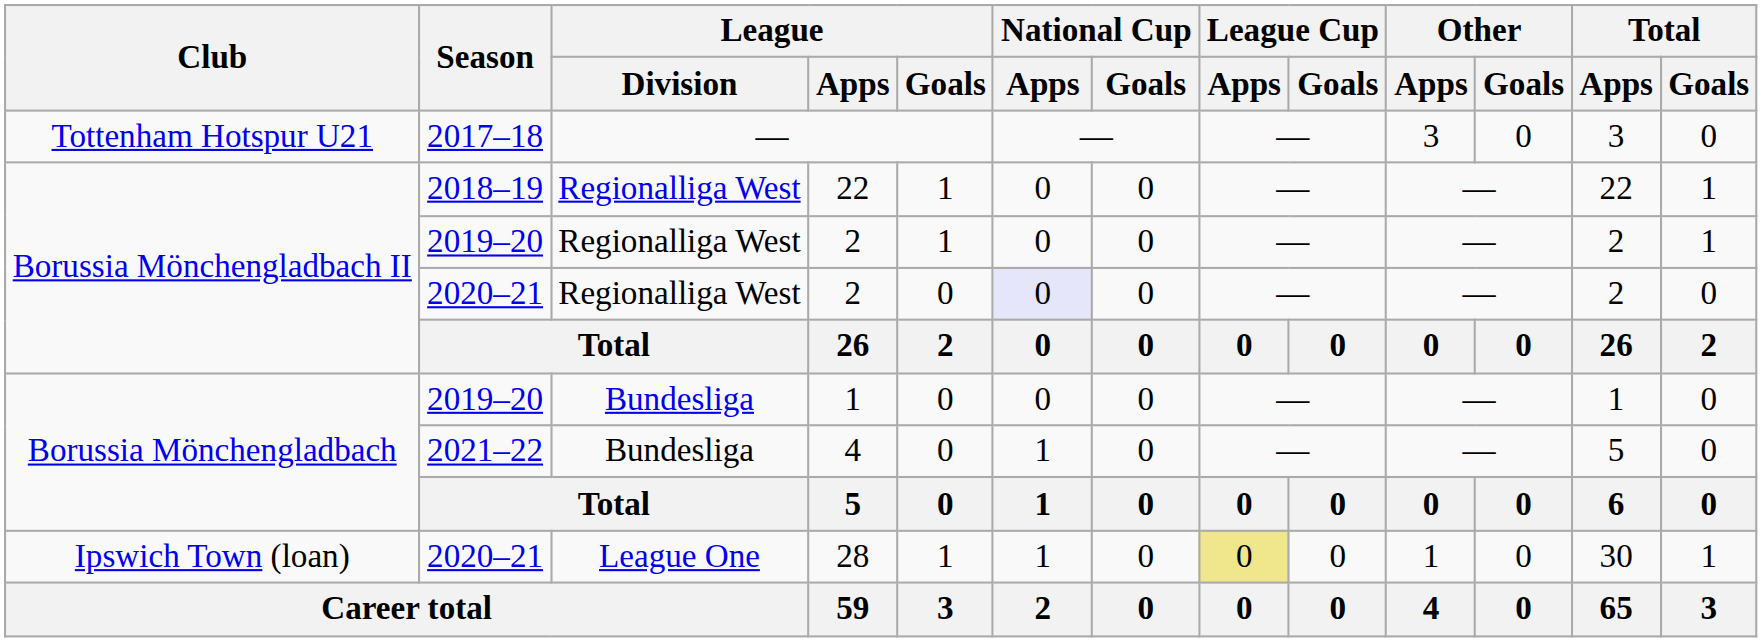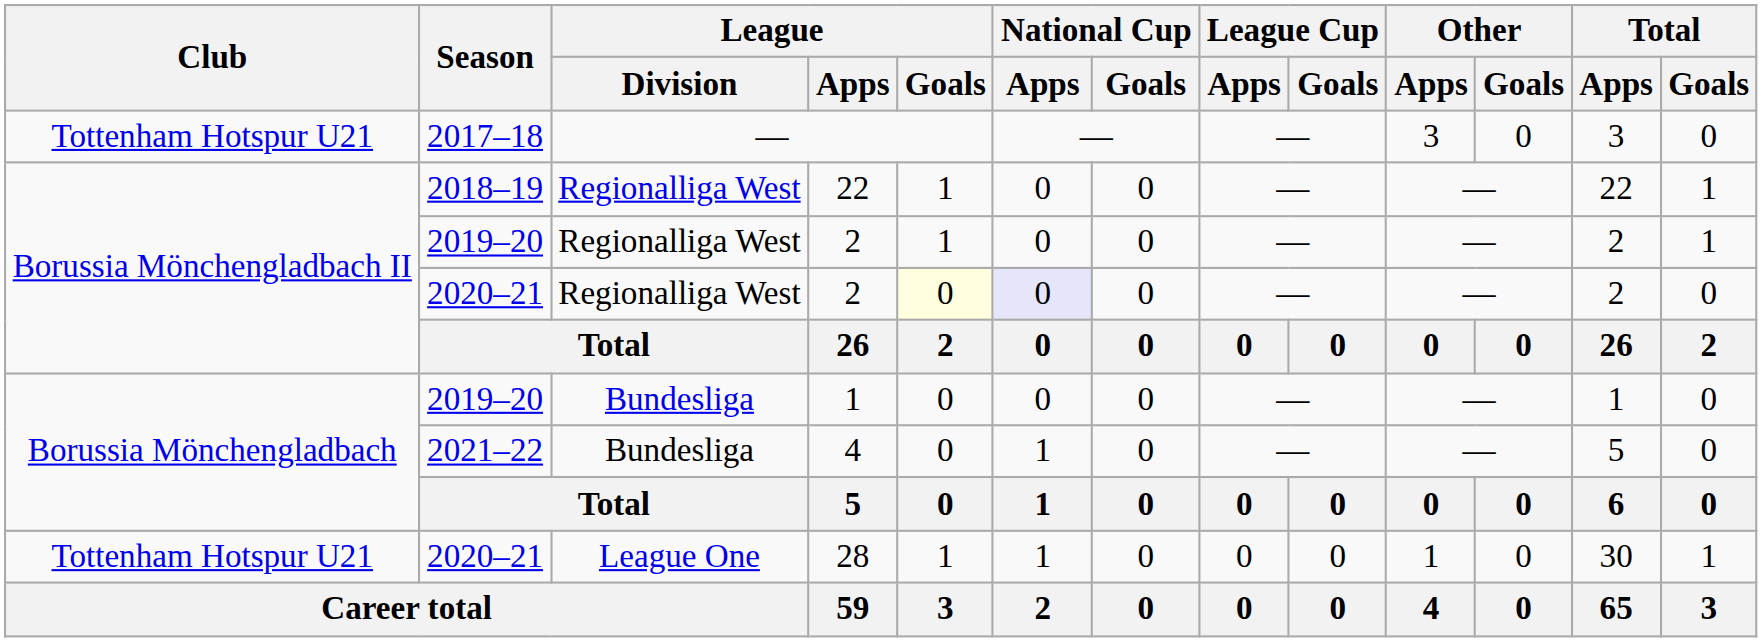(945, 293) no background -> (945, 293) lightyellow background
(212, 556) Ipswich Town (loan) -> (212, 556) Tottenham Hotspur U21
(1244, 556) khaki background -> (1244, 556) no background
